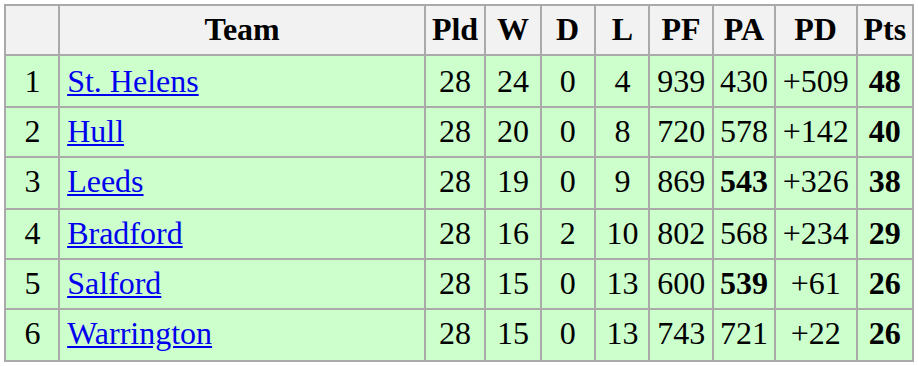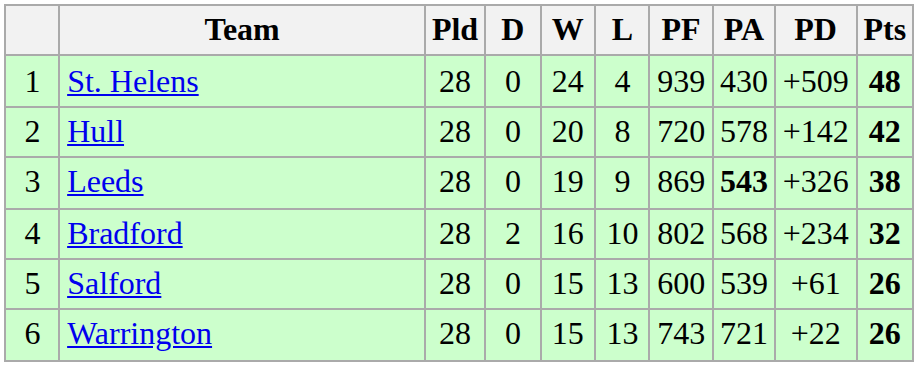columns swapped: (513, 29) <-> (568, 29)
(885, 131) 40 -> (885, 131) 42
(885, 232) 29 -> (885, 232) 32
(744, 283) bold -> (744, 283) normal
